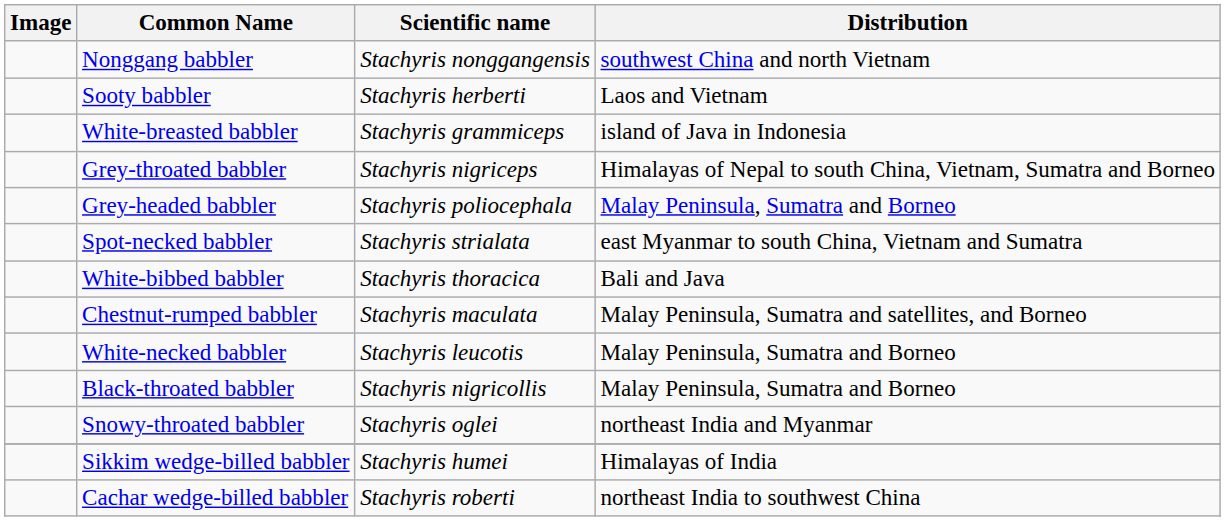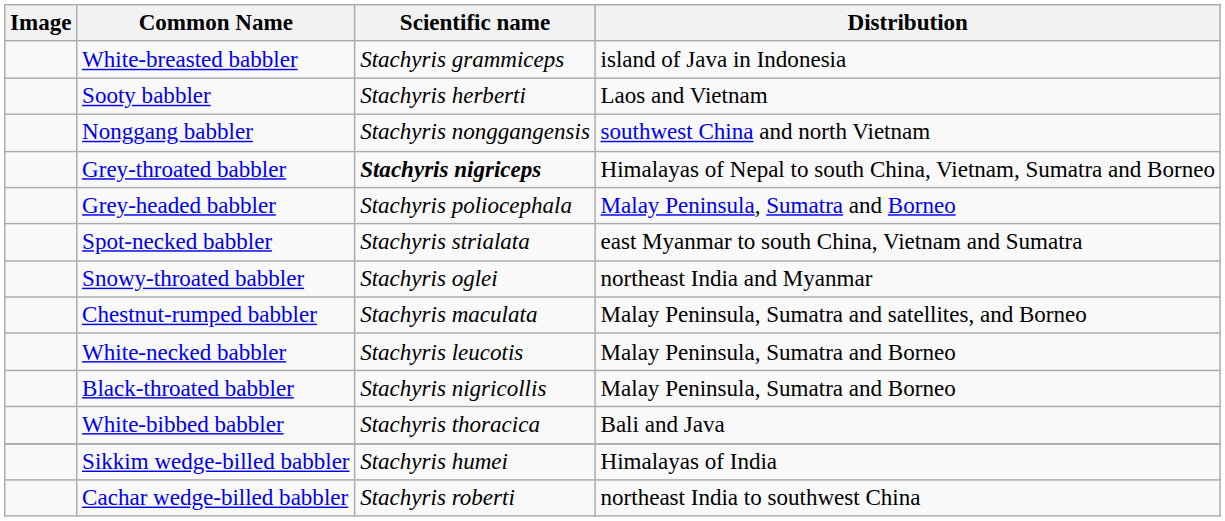rows swapped: (190, 132) <-> (167, 59)
(449, 168) normal -> (451, 168) bold
rows swapped: (193, 424) <-> (183, 278)
